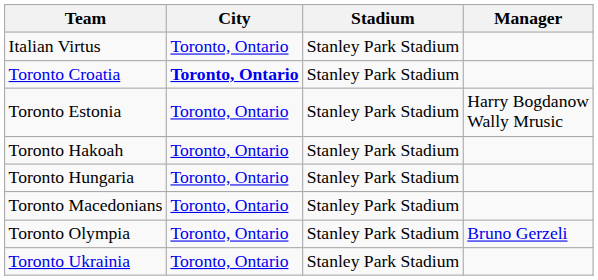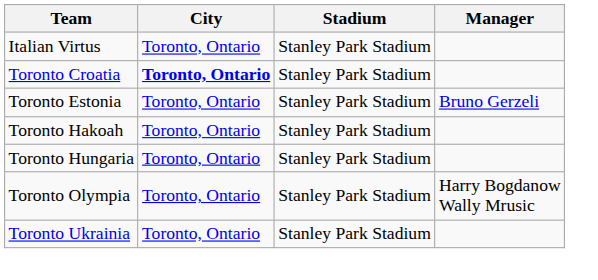(528, 112) Harry Bogdanow Wally Mrusic -> (489, 102) Bruno Gerzeli
- row: (85, 205)
(517, 233) Bruno Gerzeli -> (500, 195) Harry Bogdanow Wally Mrusic
